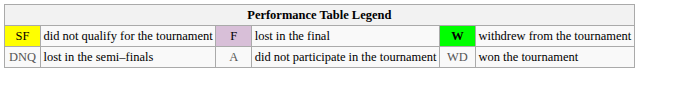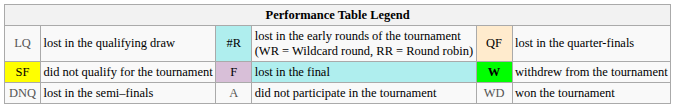+ row: (22, 43)
(292, 36) no background -> (292, 72) paleturquoise background
